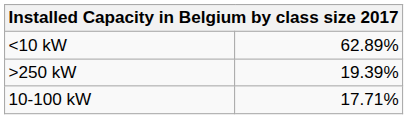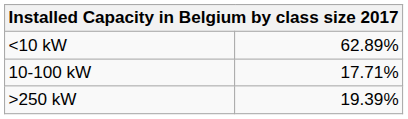rows swapped: (50, 99) <-> (43, 72)
